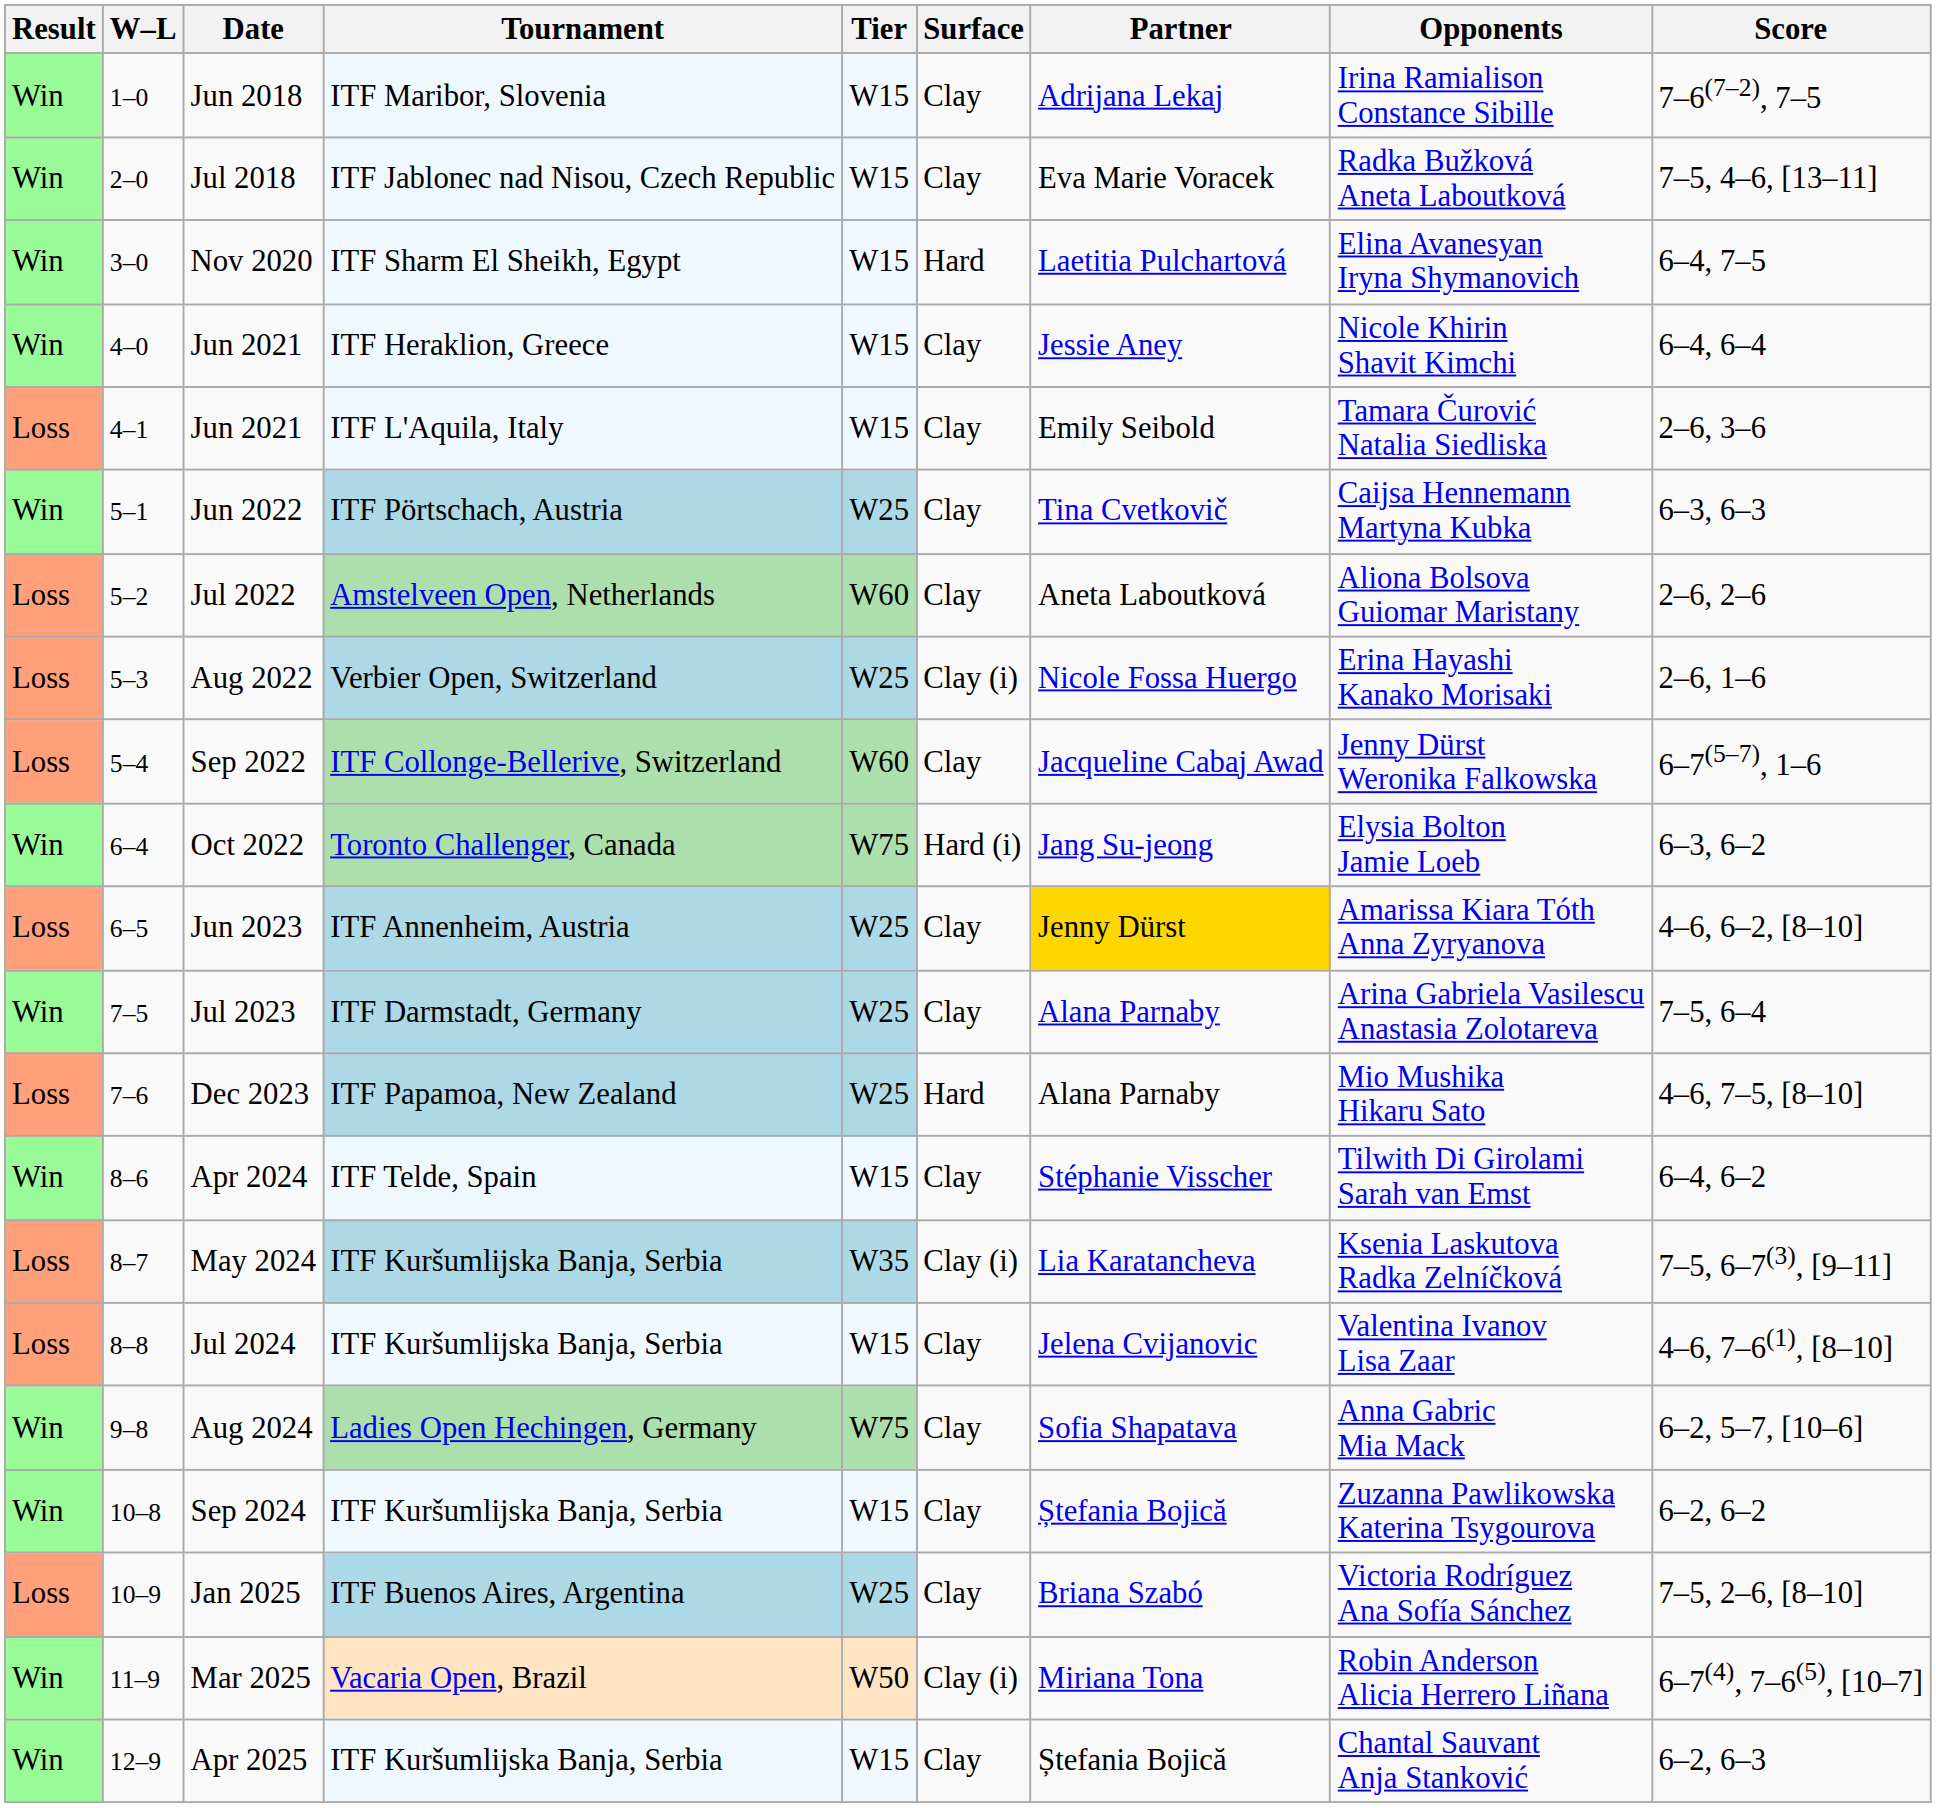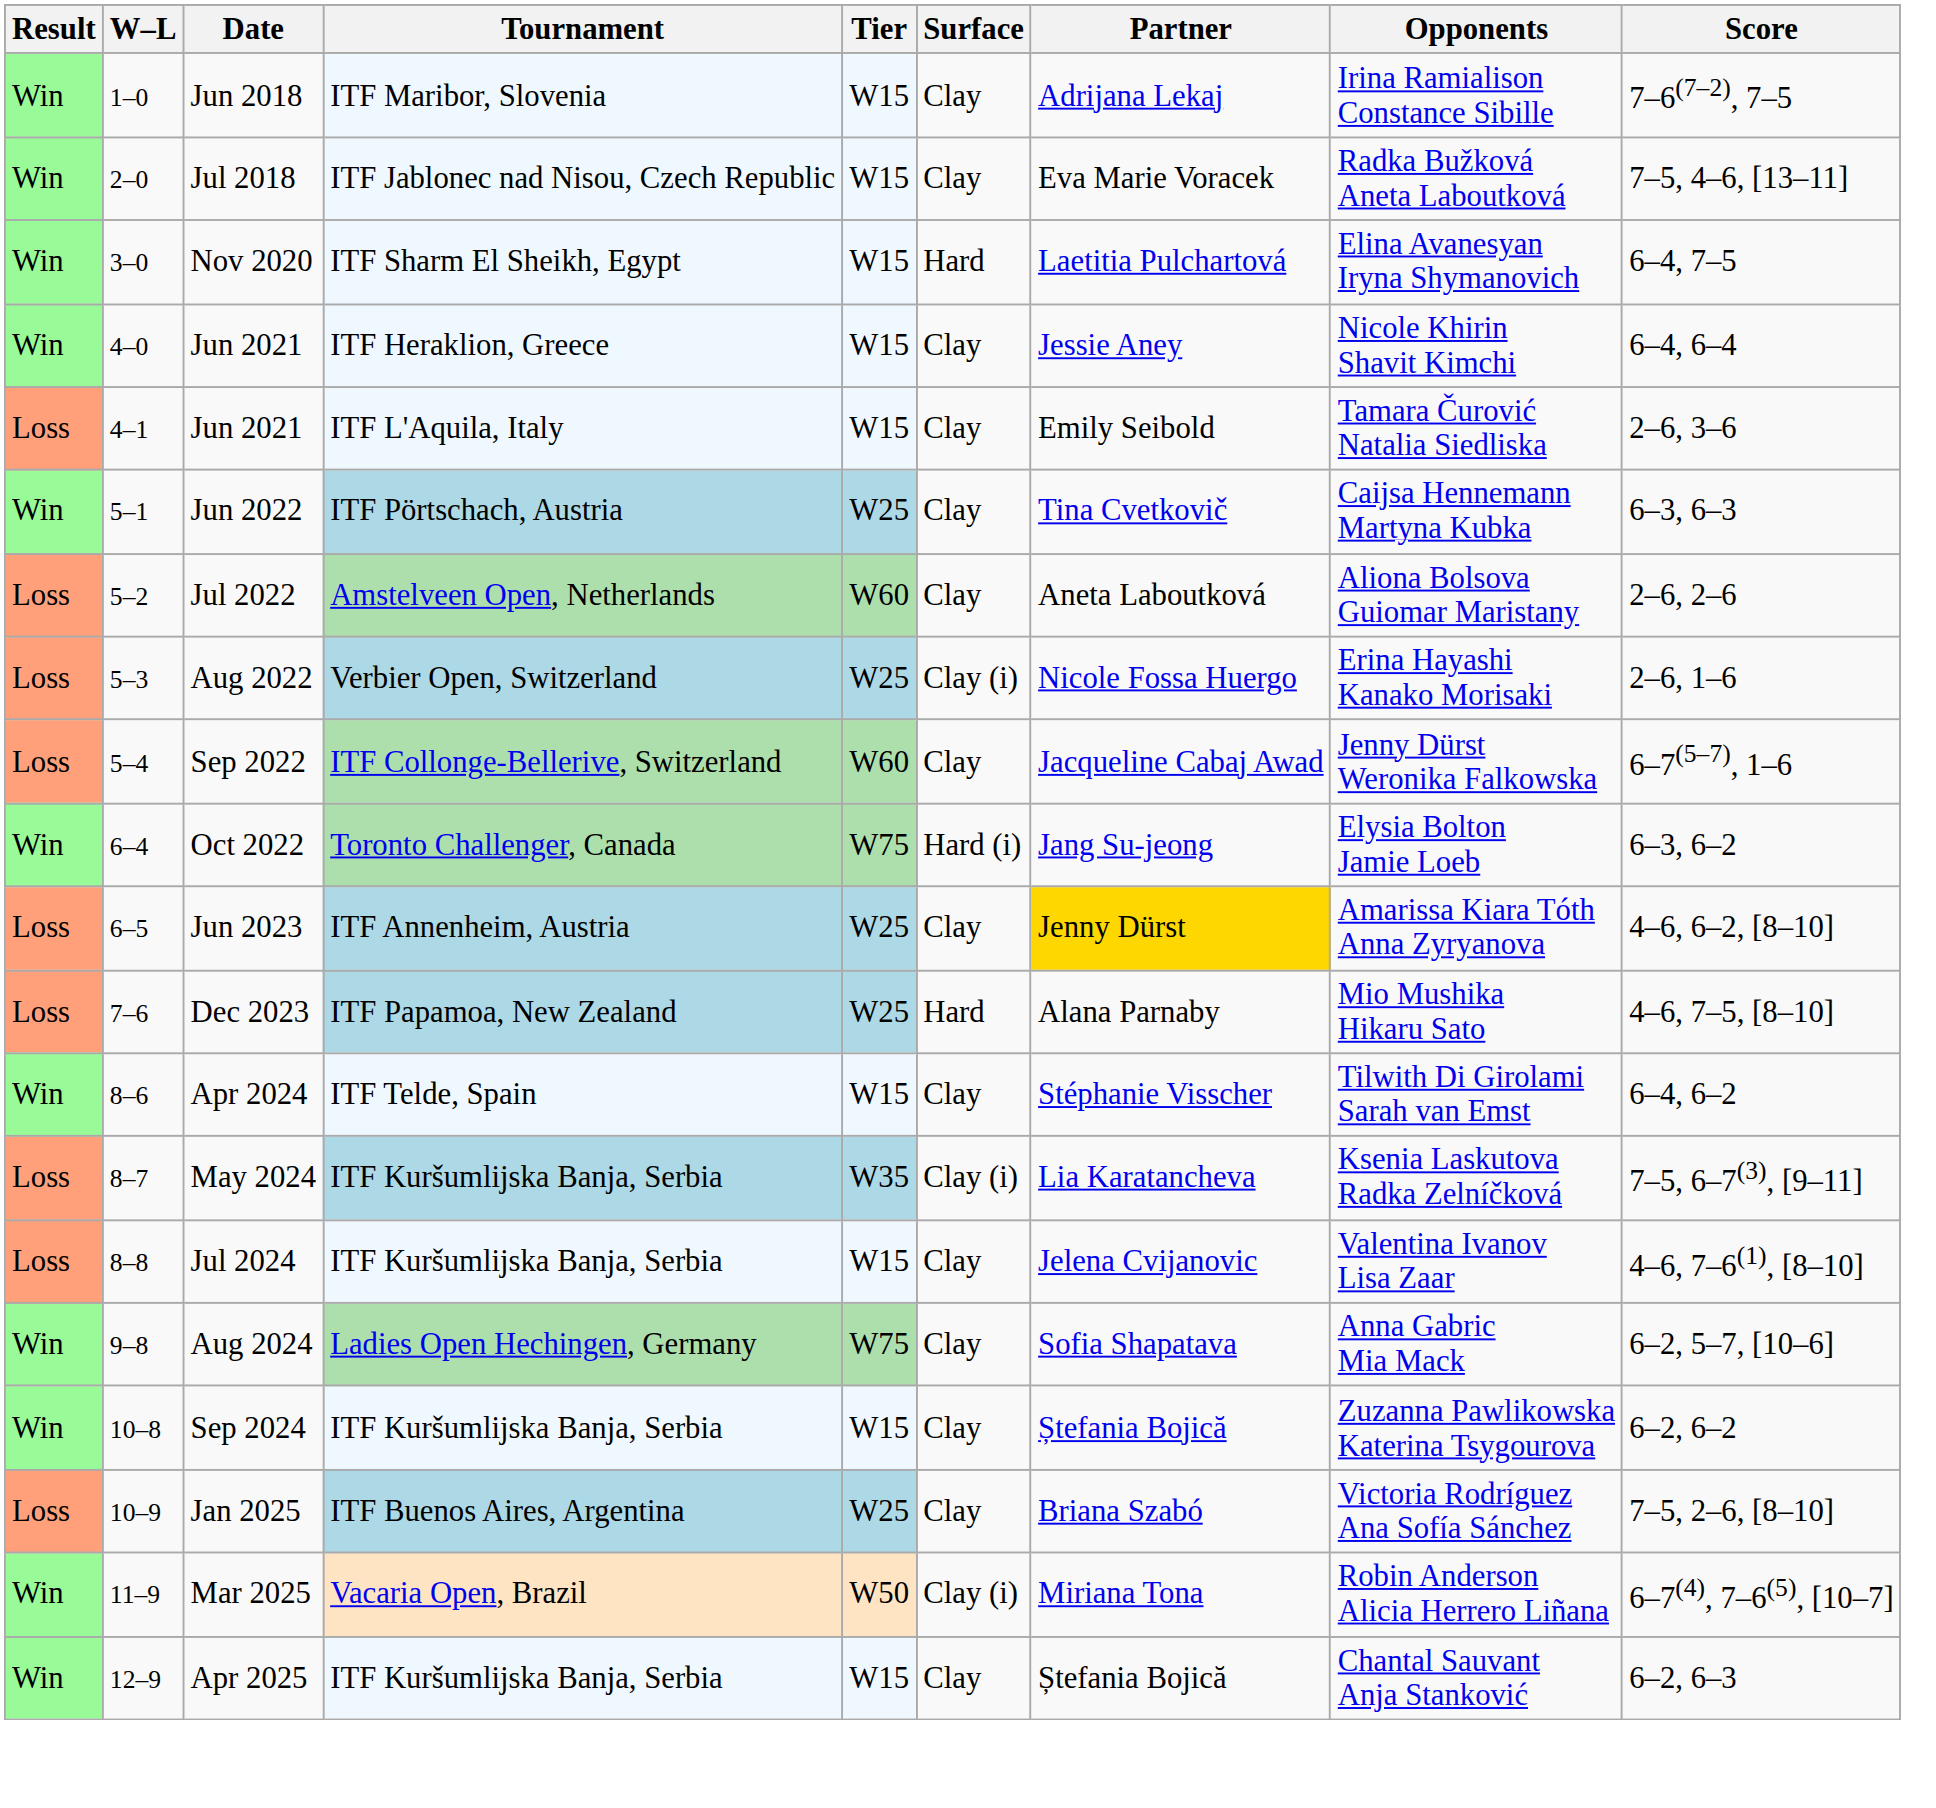- row: (129, 1012)
